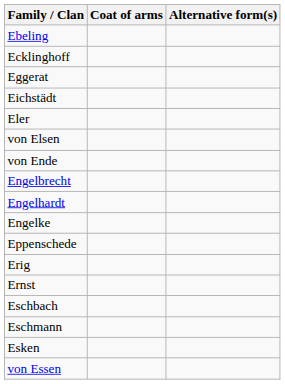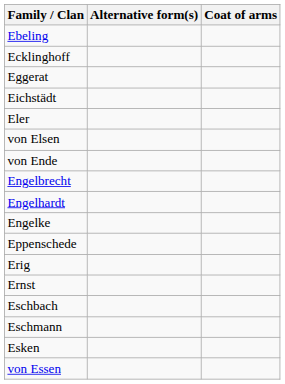columns swapped: (223, 14) <-> (126, 14)
